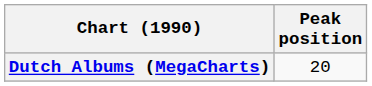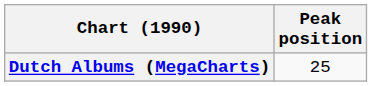(320, 67) 20 -> (320, 67) 25
